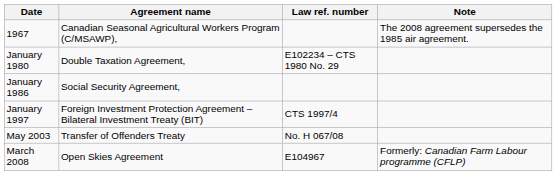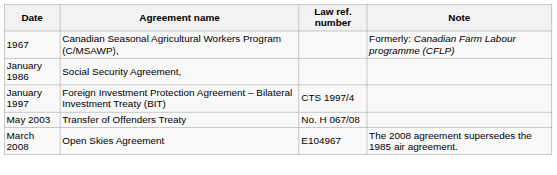(461, 33) The 2008 agreement supersedes the 1985 air agreement. -> (442, 44) Formerly: Canadian Farm Labour programme (CFLP)
- row: (24, 60)
(453, 156) Formerly: Canadian Farm Labour programme (CFLP) -> (450, 141) The 2008 agreement supersedes the 1985 air agreement.
